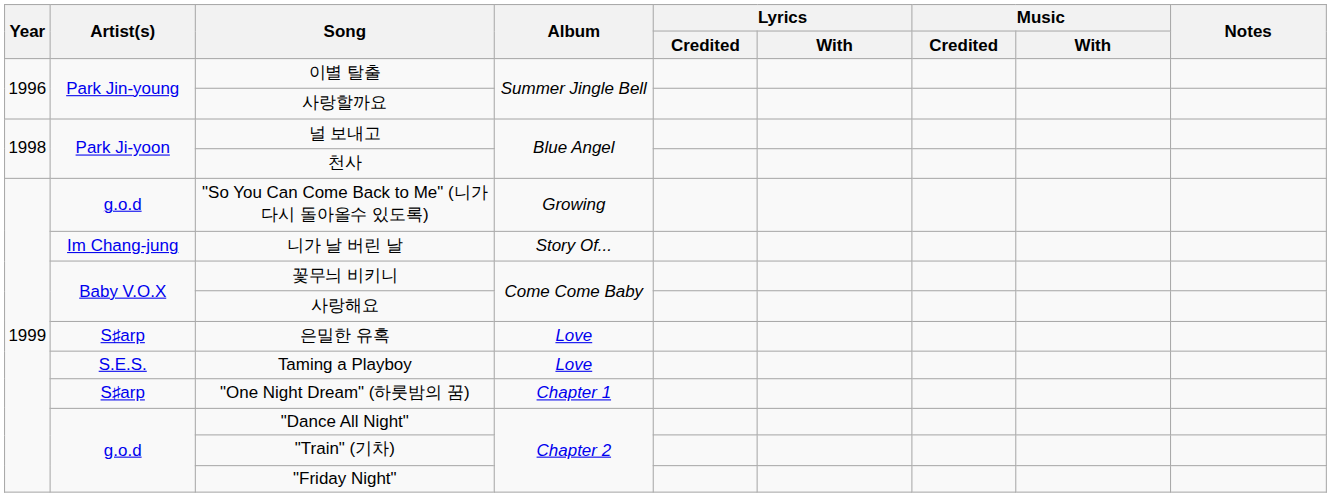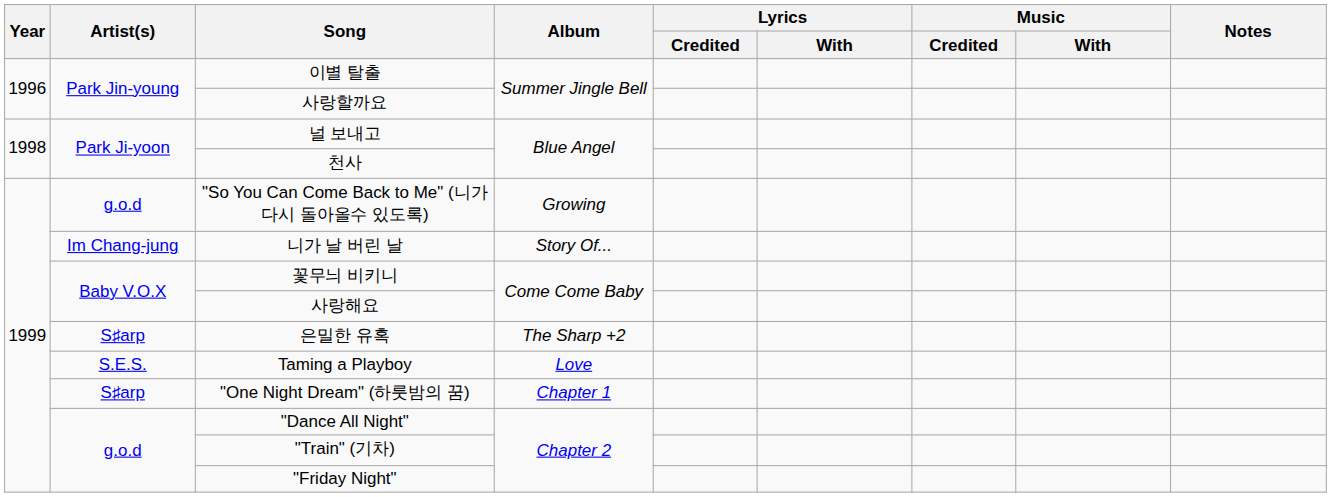(574, 336) Love -> (574, 336) The Sharp +2
